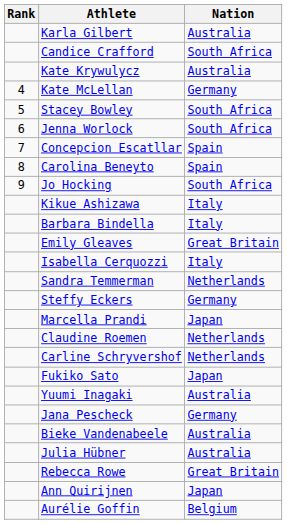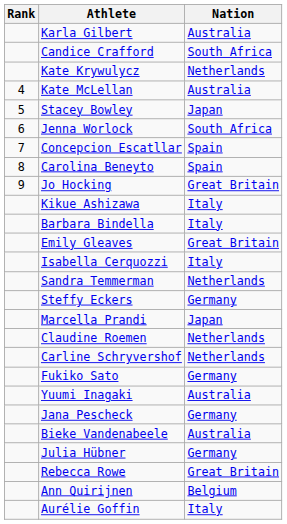(219, 71) Australia -> (226, 71) Netherlands
(212, 90) Germany -> (219, 90) Australia
(230, 109) South Africa -> (205, 109) Japan
(230, 186) South Africa -> (233, 186) Great Britain
(205, 376) Japan -> (212, 376) Germany
(219, 453) Australia -> (212, 453) Germany
(205, 491) Japan -> (212, 491) Belgium
(212, 510) Belgium -> (205, 510) Italy
